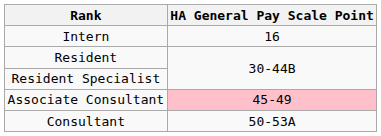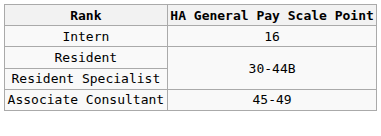(272, 100) pink background -> (272, 100) no background
- row: (86, 121)
